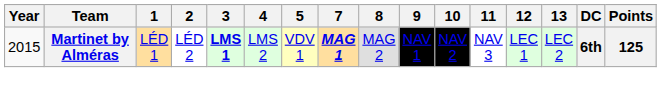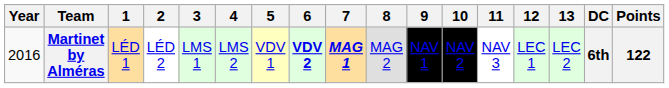+ column: (307, 16)
(24, 47) 2015 -> (24, 55) 2016
(226, 47) bold -> (197, 55) normal
(631, 47) 125 -> (638, 55) 122
